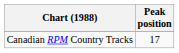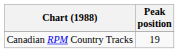(155, 39) 17 -> (155, 39) 19
